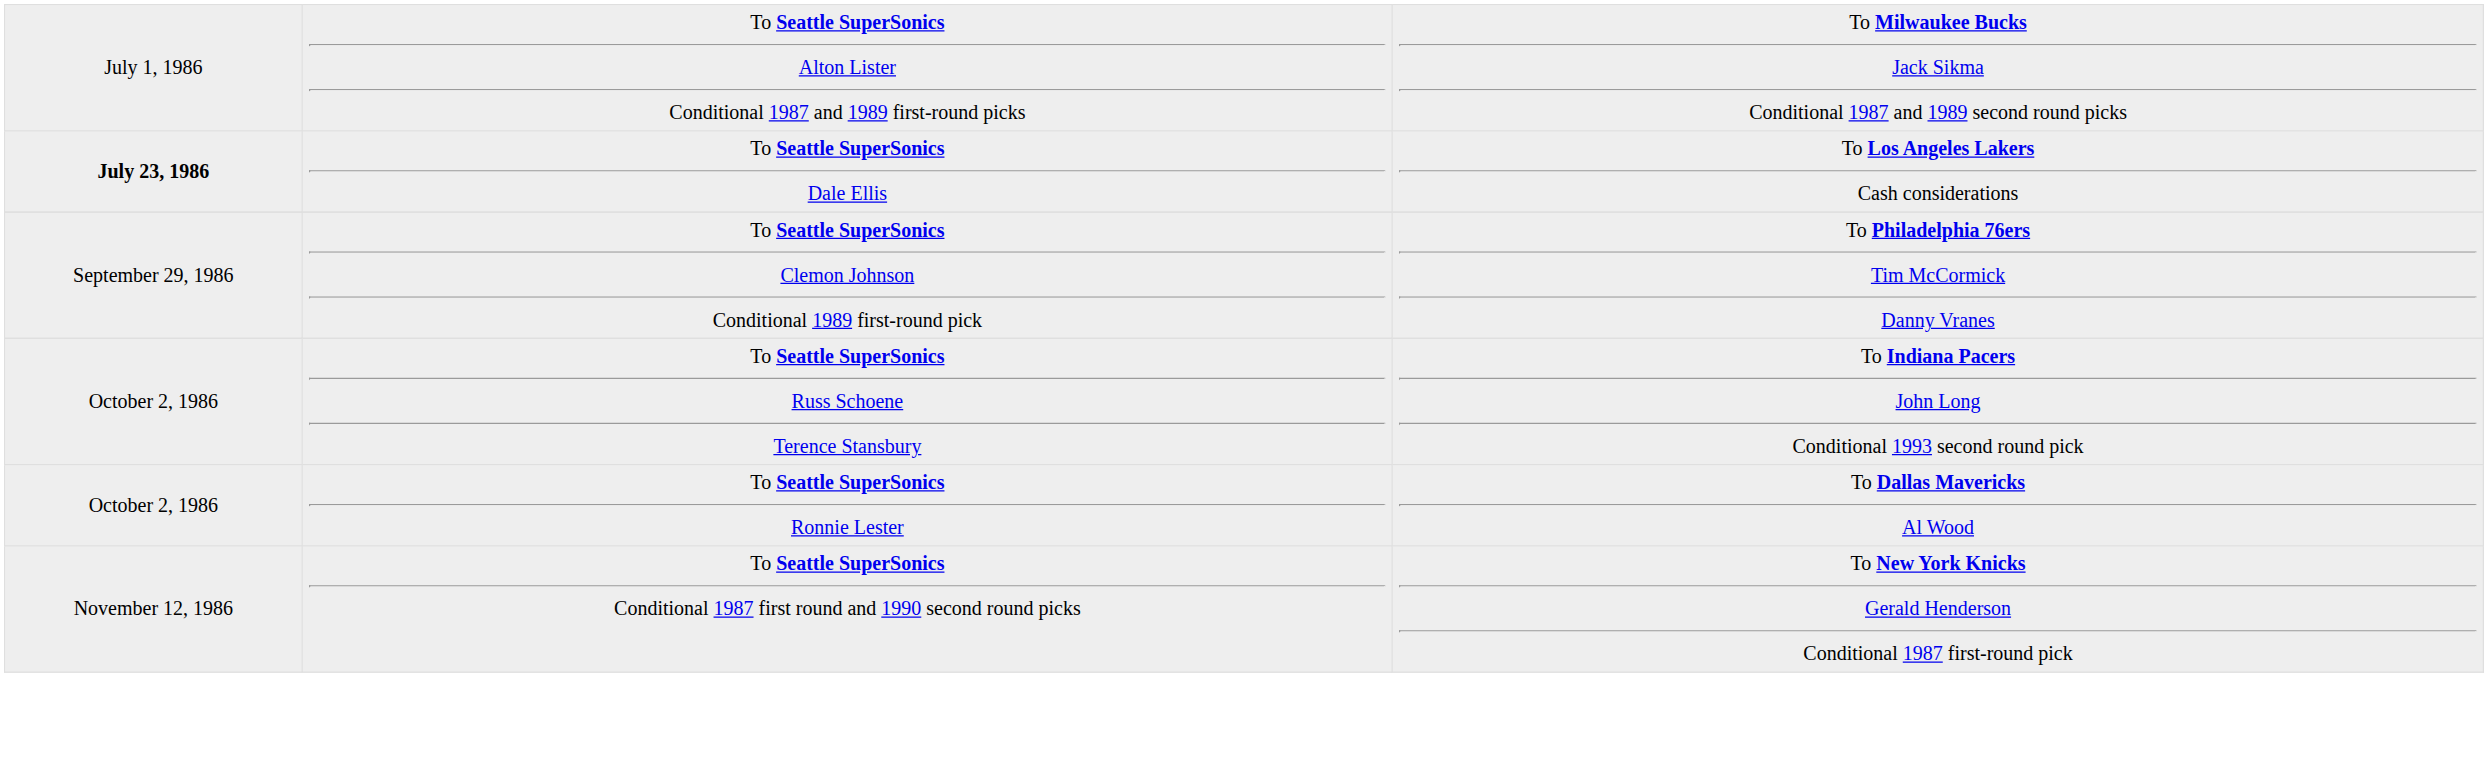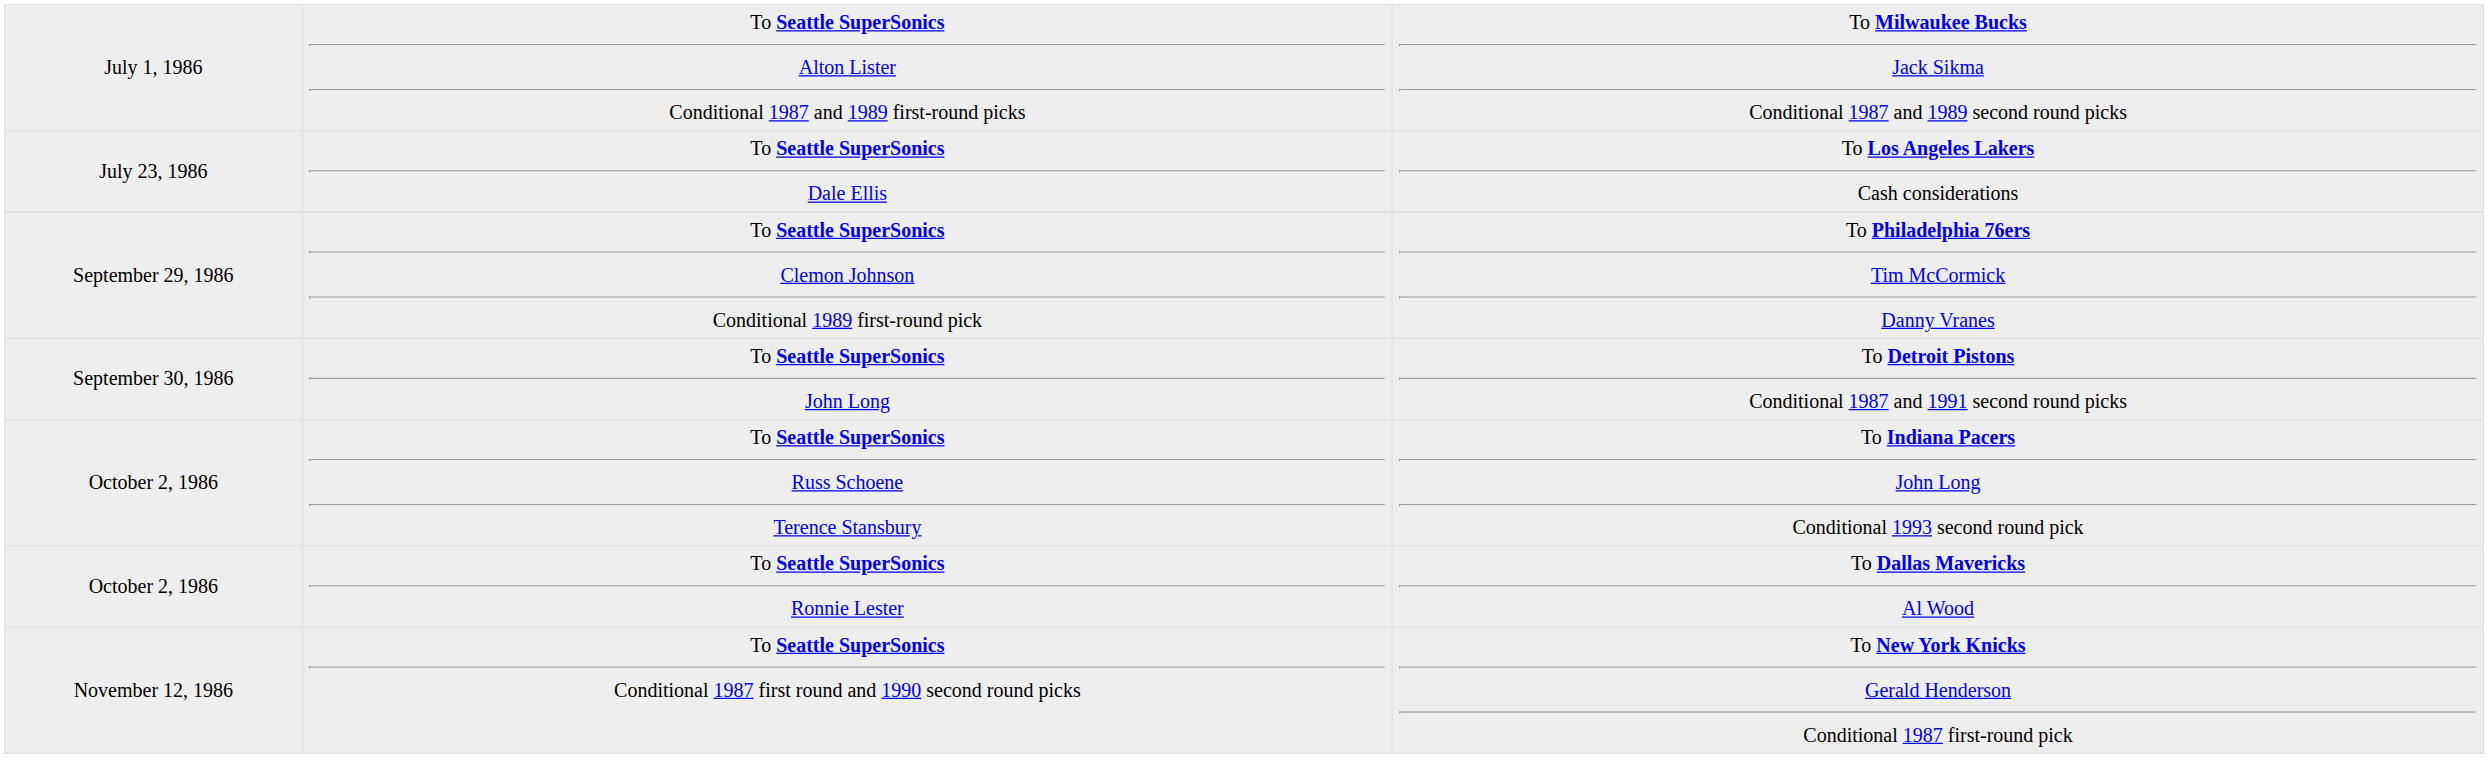(153, 171) bold -> (153, 171) normal
+ row: (847, 378)
